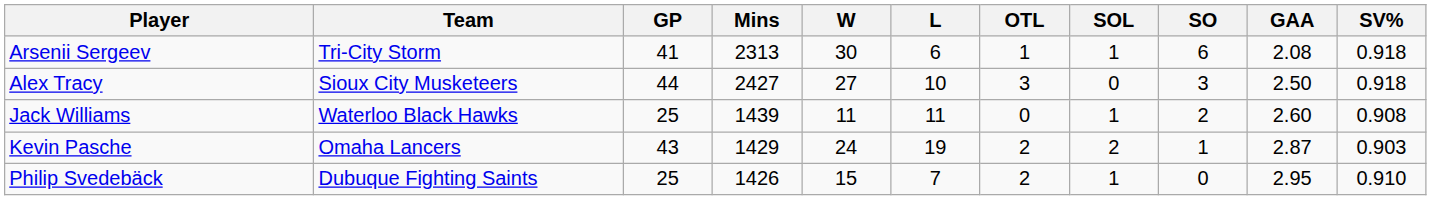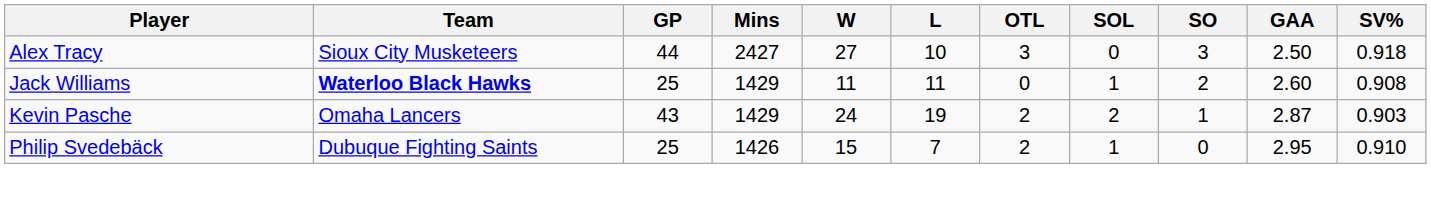- row: (80, 52)
(418, 115) normal -> (425, 83) bold
(757, 115) 1439 -> (757, 83) 1429
